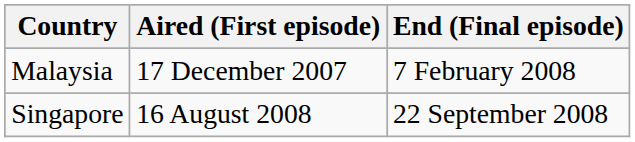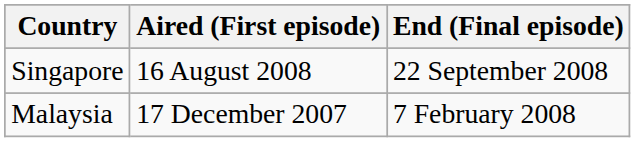rows swapped: (62, 70) <-> (67, 114)
